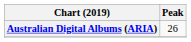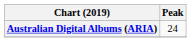(173, 28) 26 -> (173, 28) 24
